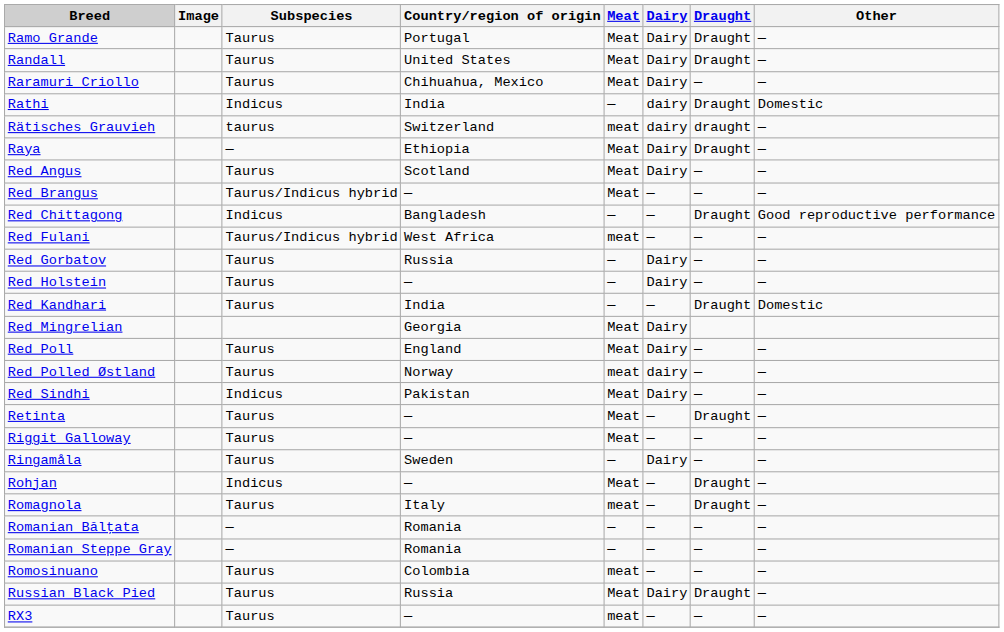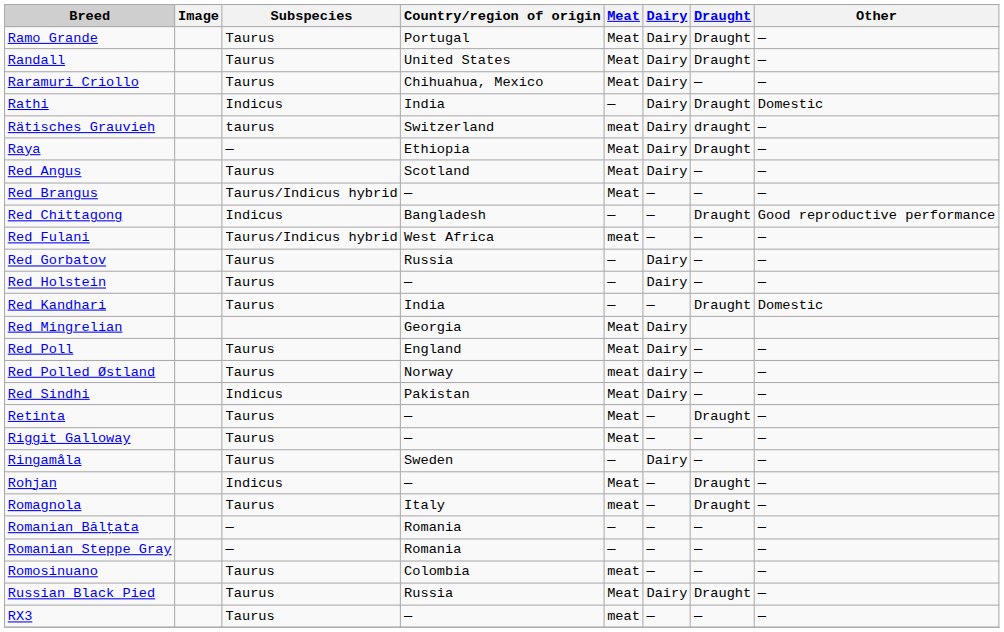(667, 105) dairy -> (667, 105) Dairy
(667, 127) dairy -> (667, 127) Dairy
